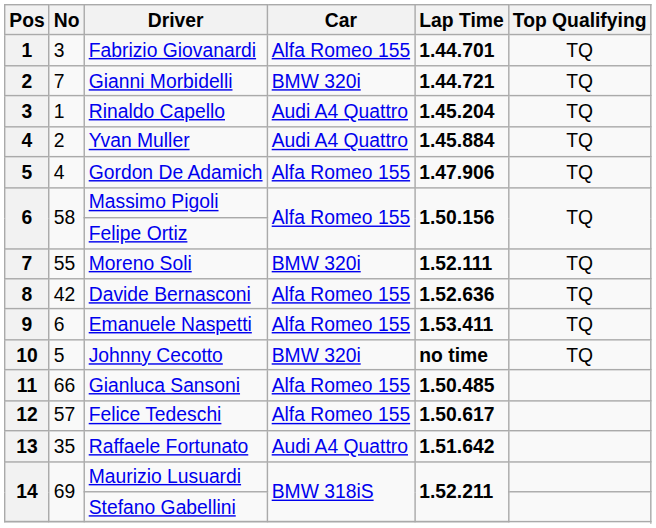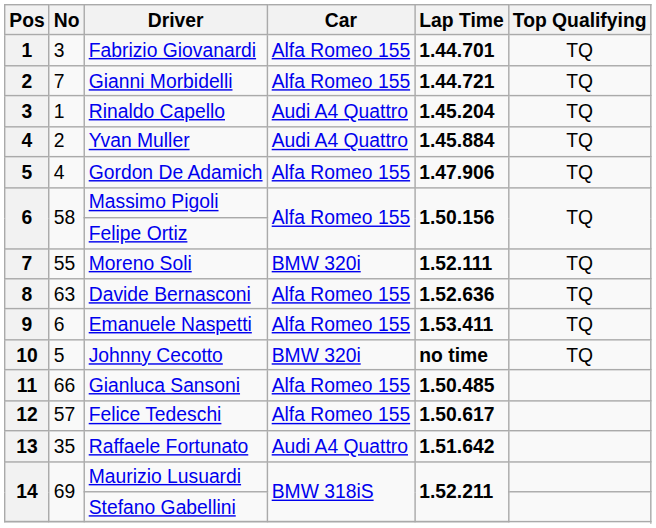(316, 80) BMW 320i -> (341, 80) Alfa Romeo 155
(65, 293) 42 -> (65, 293) 63
